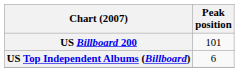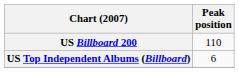(213, 42) 101 -> (213, 42) 110
